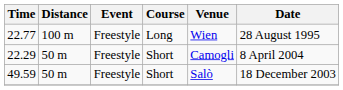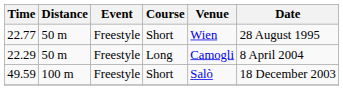(58, 34) 100 m -> (54, 34) 50 m
(159, 34) Long -> (160, 34) Short
(160, 54) Short -> (159, 54) Long
(54, 74) 50 m -> (58, 74) 100 m
